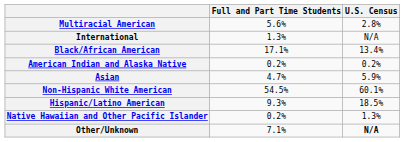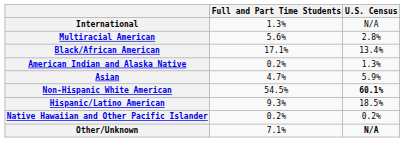rows swapped: (107, 38) <-> (107, 24)
(371, 64) 0.2% -> (371, 64) 1.3%
(371, 91) normal -> (371, 91) bold
(371, 117) 1.3% -> (371, 117) 0.2%
